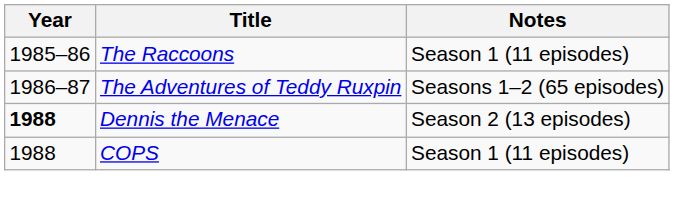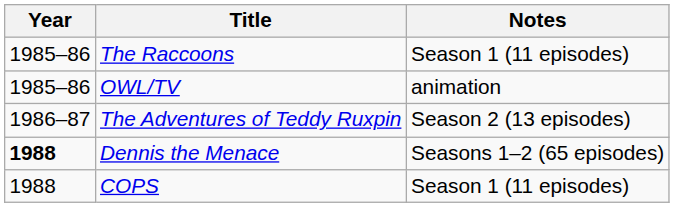+ row: (140, 86)
(538, 86) Seasons 1–2 (65 episodes) -> (521, 119) Season 2 (13 episodes)
(521, 119) Season 2 (13 episodes) -> (538, 152) Seasons 1–2 (65 episodes)
